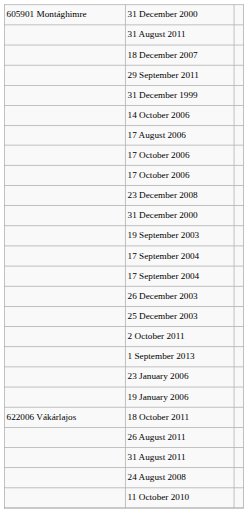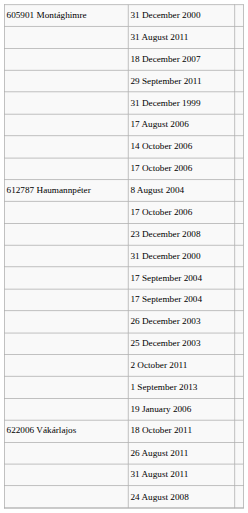rows swapped: (65, 135) <-> (65, 115)
+ row: (49, 190)
- row: (65, 236)
- row: (65, 377)
- row: (65, 498)
